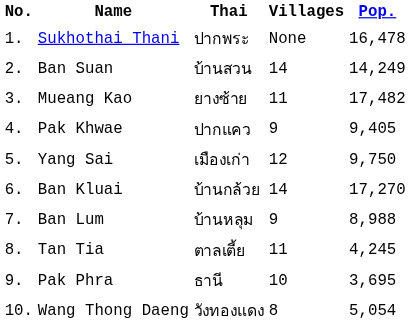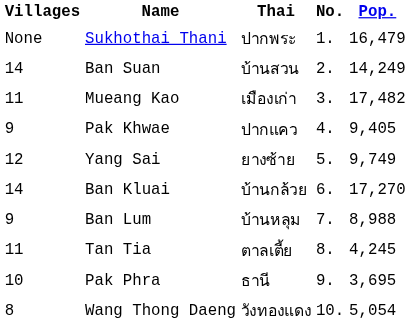columns swapped: (19, 12) <-> (306, 12)
(377, 38) 16,478 -> (377, 38) 16,479
(221, 100) ยางซ้าย -> (269, 100) เมืองเก่า
(222, 161) เมืองเก่า -> (268, 161) ยางซ้าย
(373, 159) 9,750 -> (373, 159) 9,749
